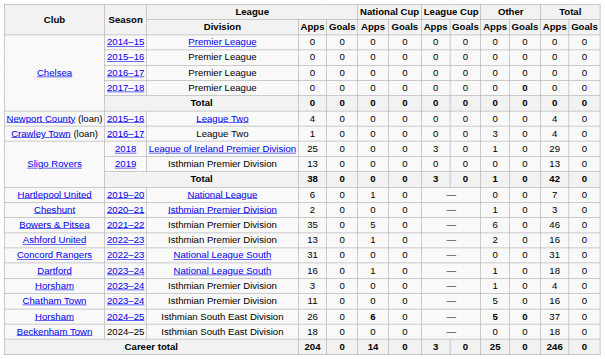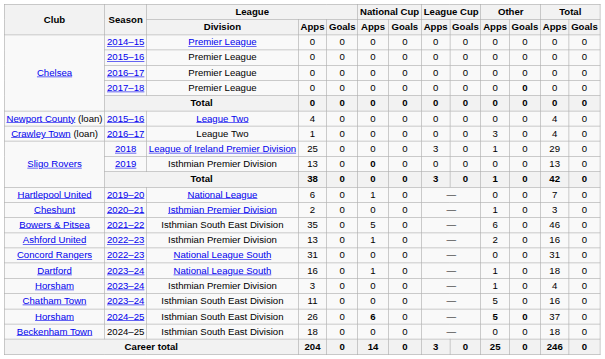(373, 164) normal -> (373, 164) bold
(222, 225) Isthmian Premier Division -> (222, 225) Isthmian South East Division
(222, 301) Isthmian Premier Division -> (222, 301) Isthmian South East Division
